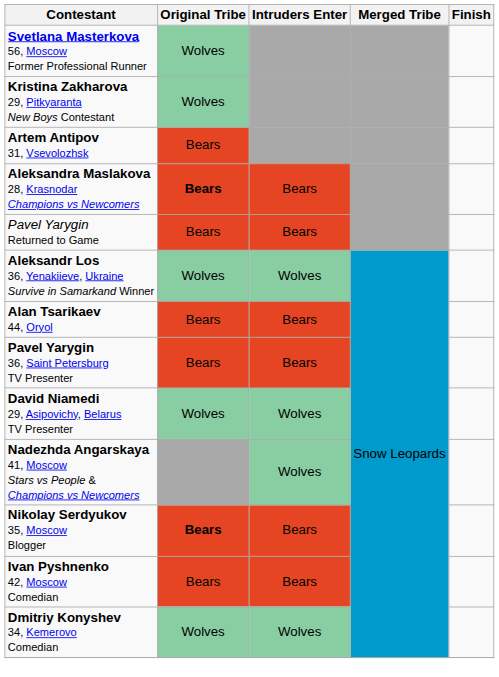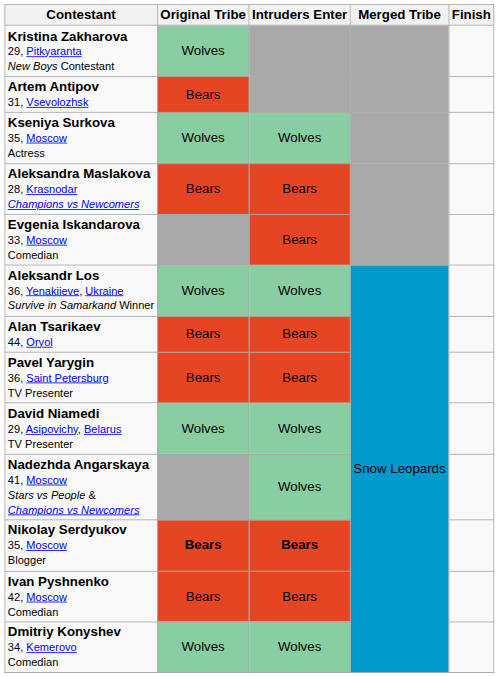- row: (77, 51)
+ row: (61, 137)
(203, 188) bold -> (203, 188) normal
- row: (53, 232)
+ row: (74, 239)
(300, 530) normal -> (300, 545) bold
